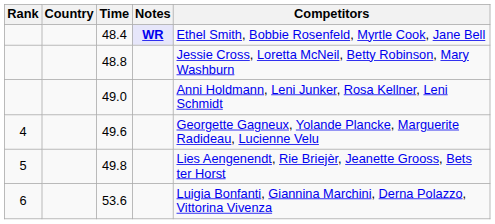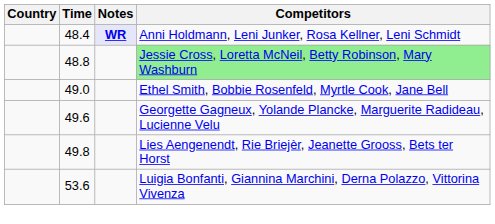- column: (23, 14)
(331, 34) Ethel Smith, Bobbie Rosenfeld, Myrtle Cook, Jane Bell -> (300, 34) Anni Holdmann, Leni Junker, Rosa Kellner, Leni Schmidt
(323, 62) no background -> (286, 62) lightgreen background
(312, 97) Anni Holdmann, Leni Junker, Rosa Kellner, Leni Schmidt -> (294, 89) Ethel Smith, Bobbie Rosenfeld, Myrtle Cook, Jane Bell
